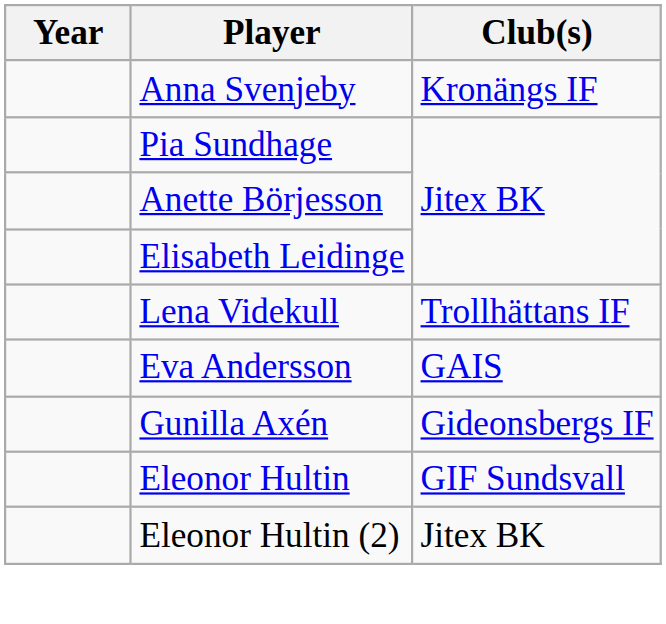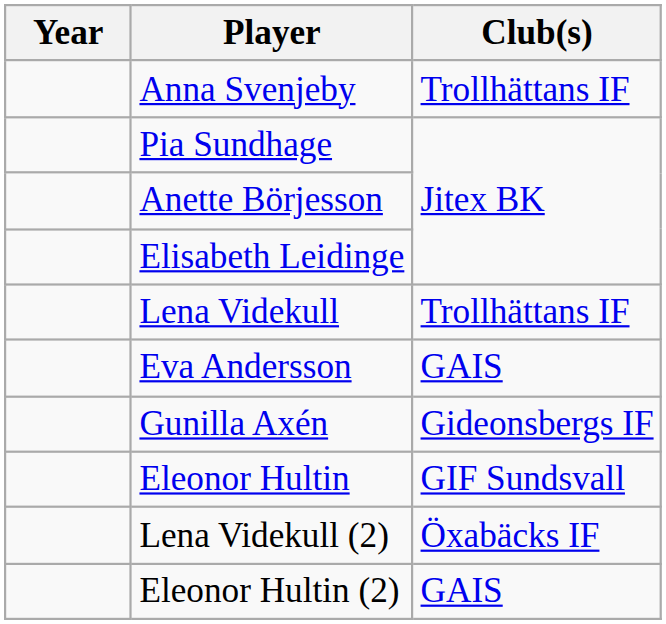(509, 88) Kronängs IF -> (525, 88) Trollhättans IF
+ row: (264, 534)
(483, 534) Jitex BK -> (462, 590) GAIS
